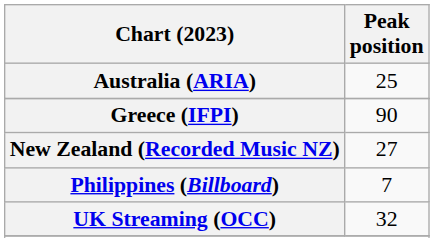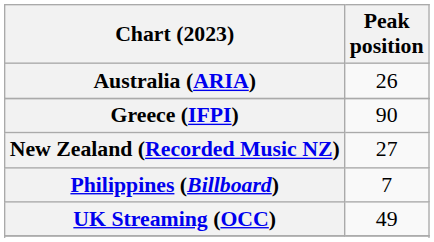(387, 80) 25 -> (387, 80) 26
(387, 218) 32 -> (387, 218) 49
